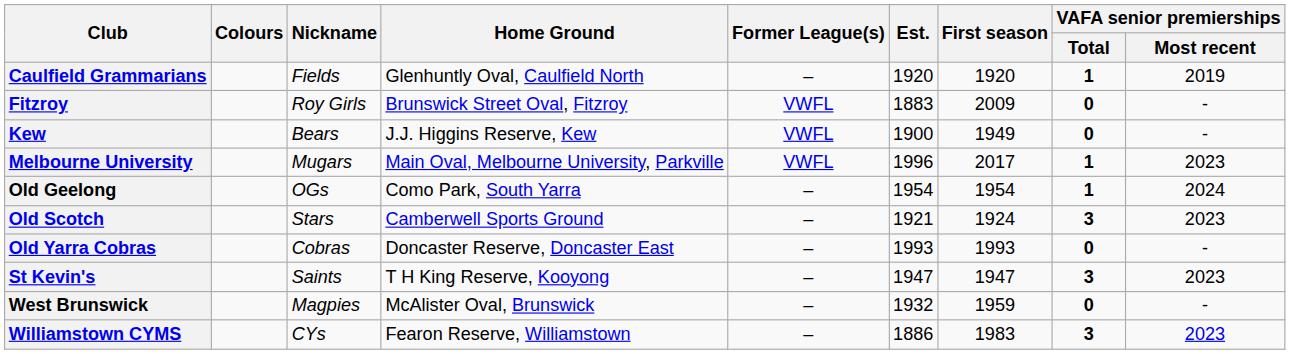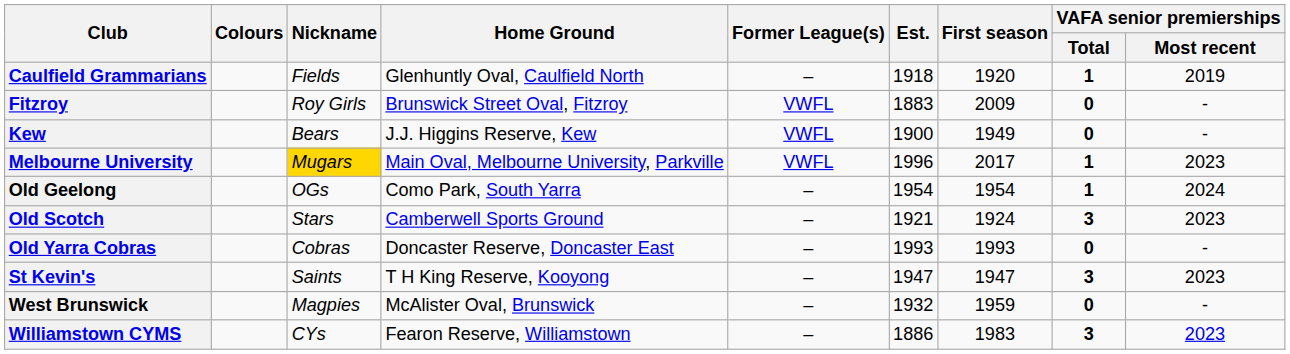(913, 76) 1920 -> (913, 76) 1918
(322, 162) no background -> (322, 162) gold background
